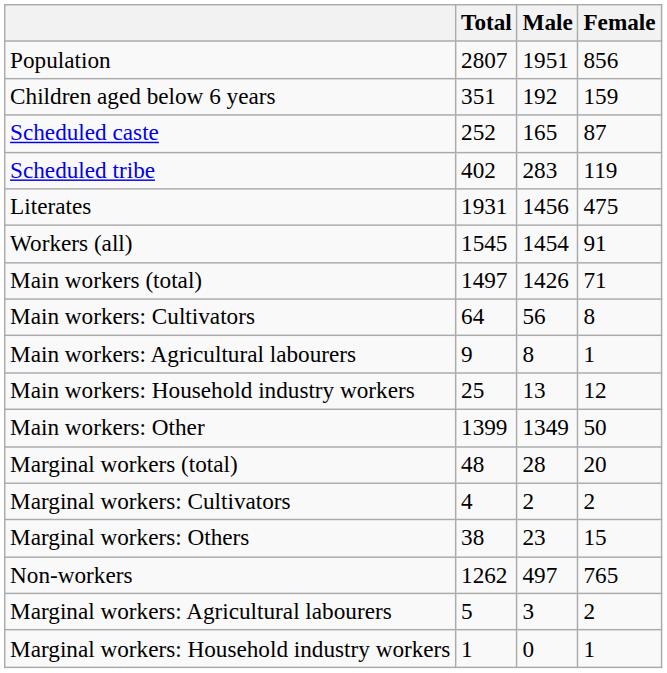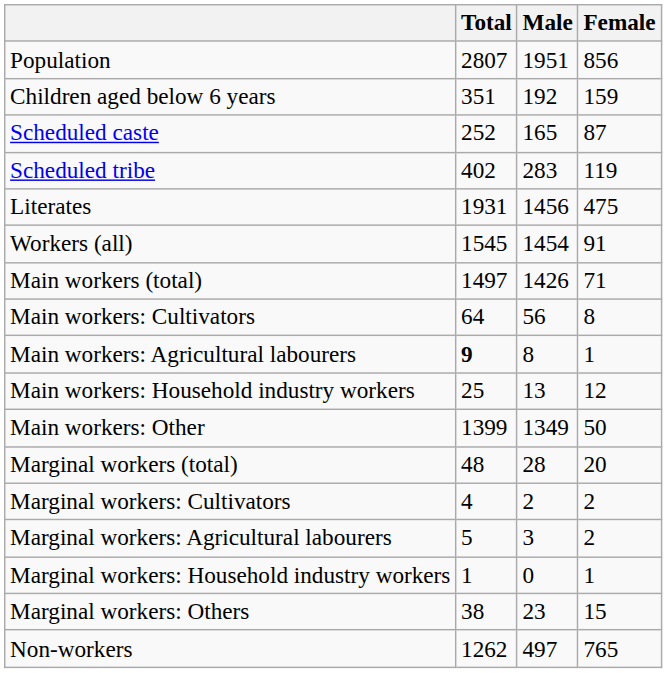(467, 354) normal -> (467, 354) bold
rows swapped: (201, 611) <-> (130, 538)
rows swapped: (230, 648) <-> (71, 574)
